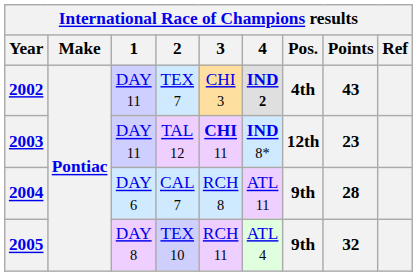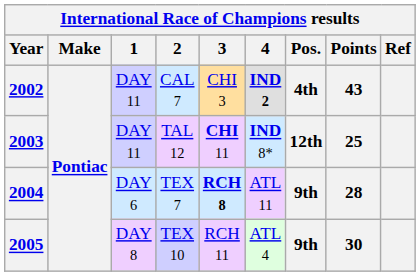(177, 89) TEX 7 -> (177, 89) CAL 7
(351, 141) 23 -> (354, 141) 25
(177, 192) CAL 7 -> (177, 192) TEX 7
(221, 192) normal -> (222, 193) bold
(351, 244) 32 -> (354, 244) 30
